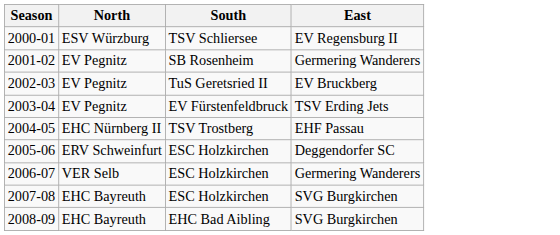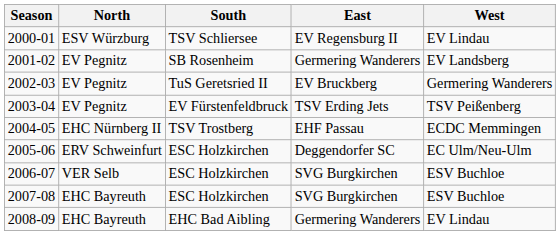+ column: (490, 15)
(357, 173) Germering Wanderers -> (346, 173) SVG Burgkirchen
(346, 219) SVG Burgkirchen -> (357, 219) Germering Wanderers
